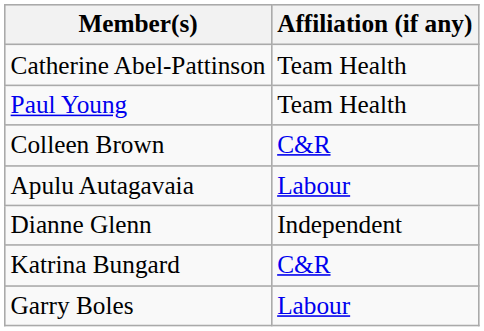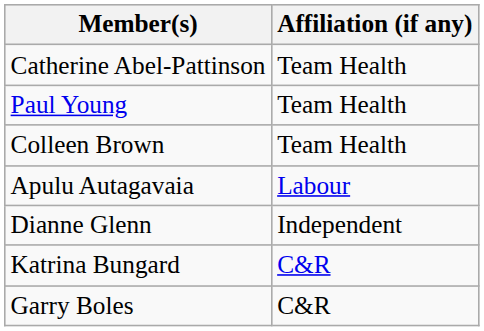(304, 144) C&R -> (342, 144) Team Health
(314, 305) Labour -> (304, 305) C&R
